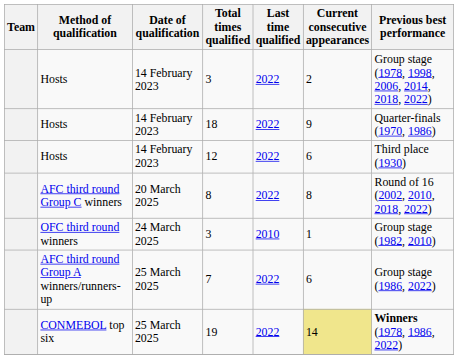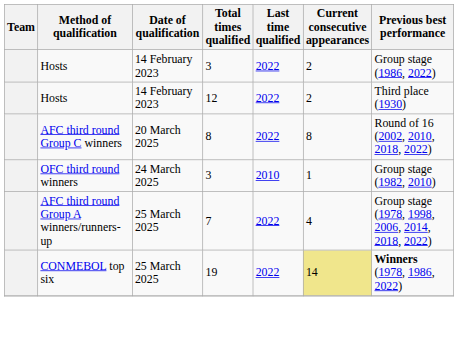(405, 79) Group stage (1978, 1998, 2006, 2014, 2018, 2022) -> (405, 65) Group stage (1986, 2022)
- row: (54, 124)
(309, 156) 6 -> (309, 98) 2
(309, 279) 6 -> (309, 220) 4
(405, 279) Group stage (1986, 2022) -> (405, 220) Group stage (1978, 1998, 2006, 2014, 2018, 2022)
